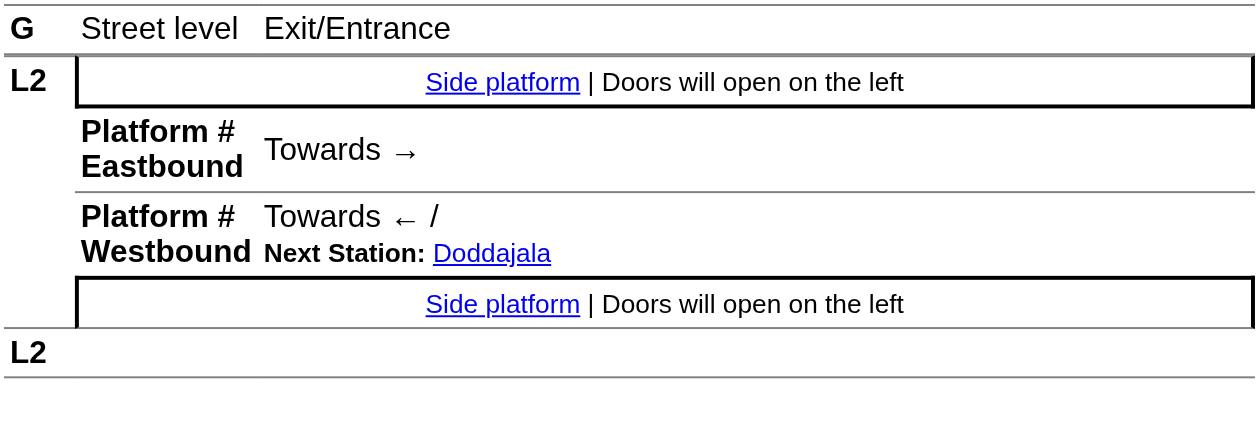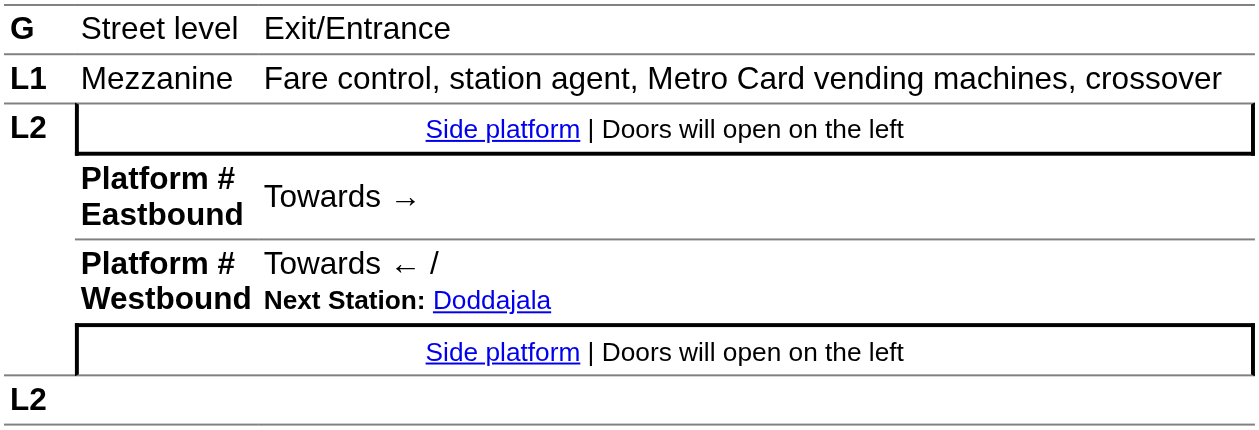+ row: (157, 78)
